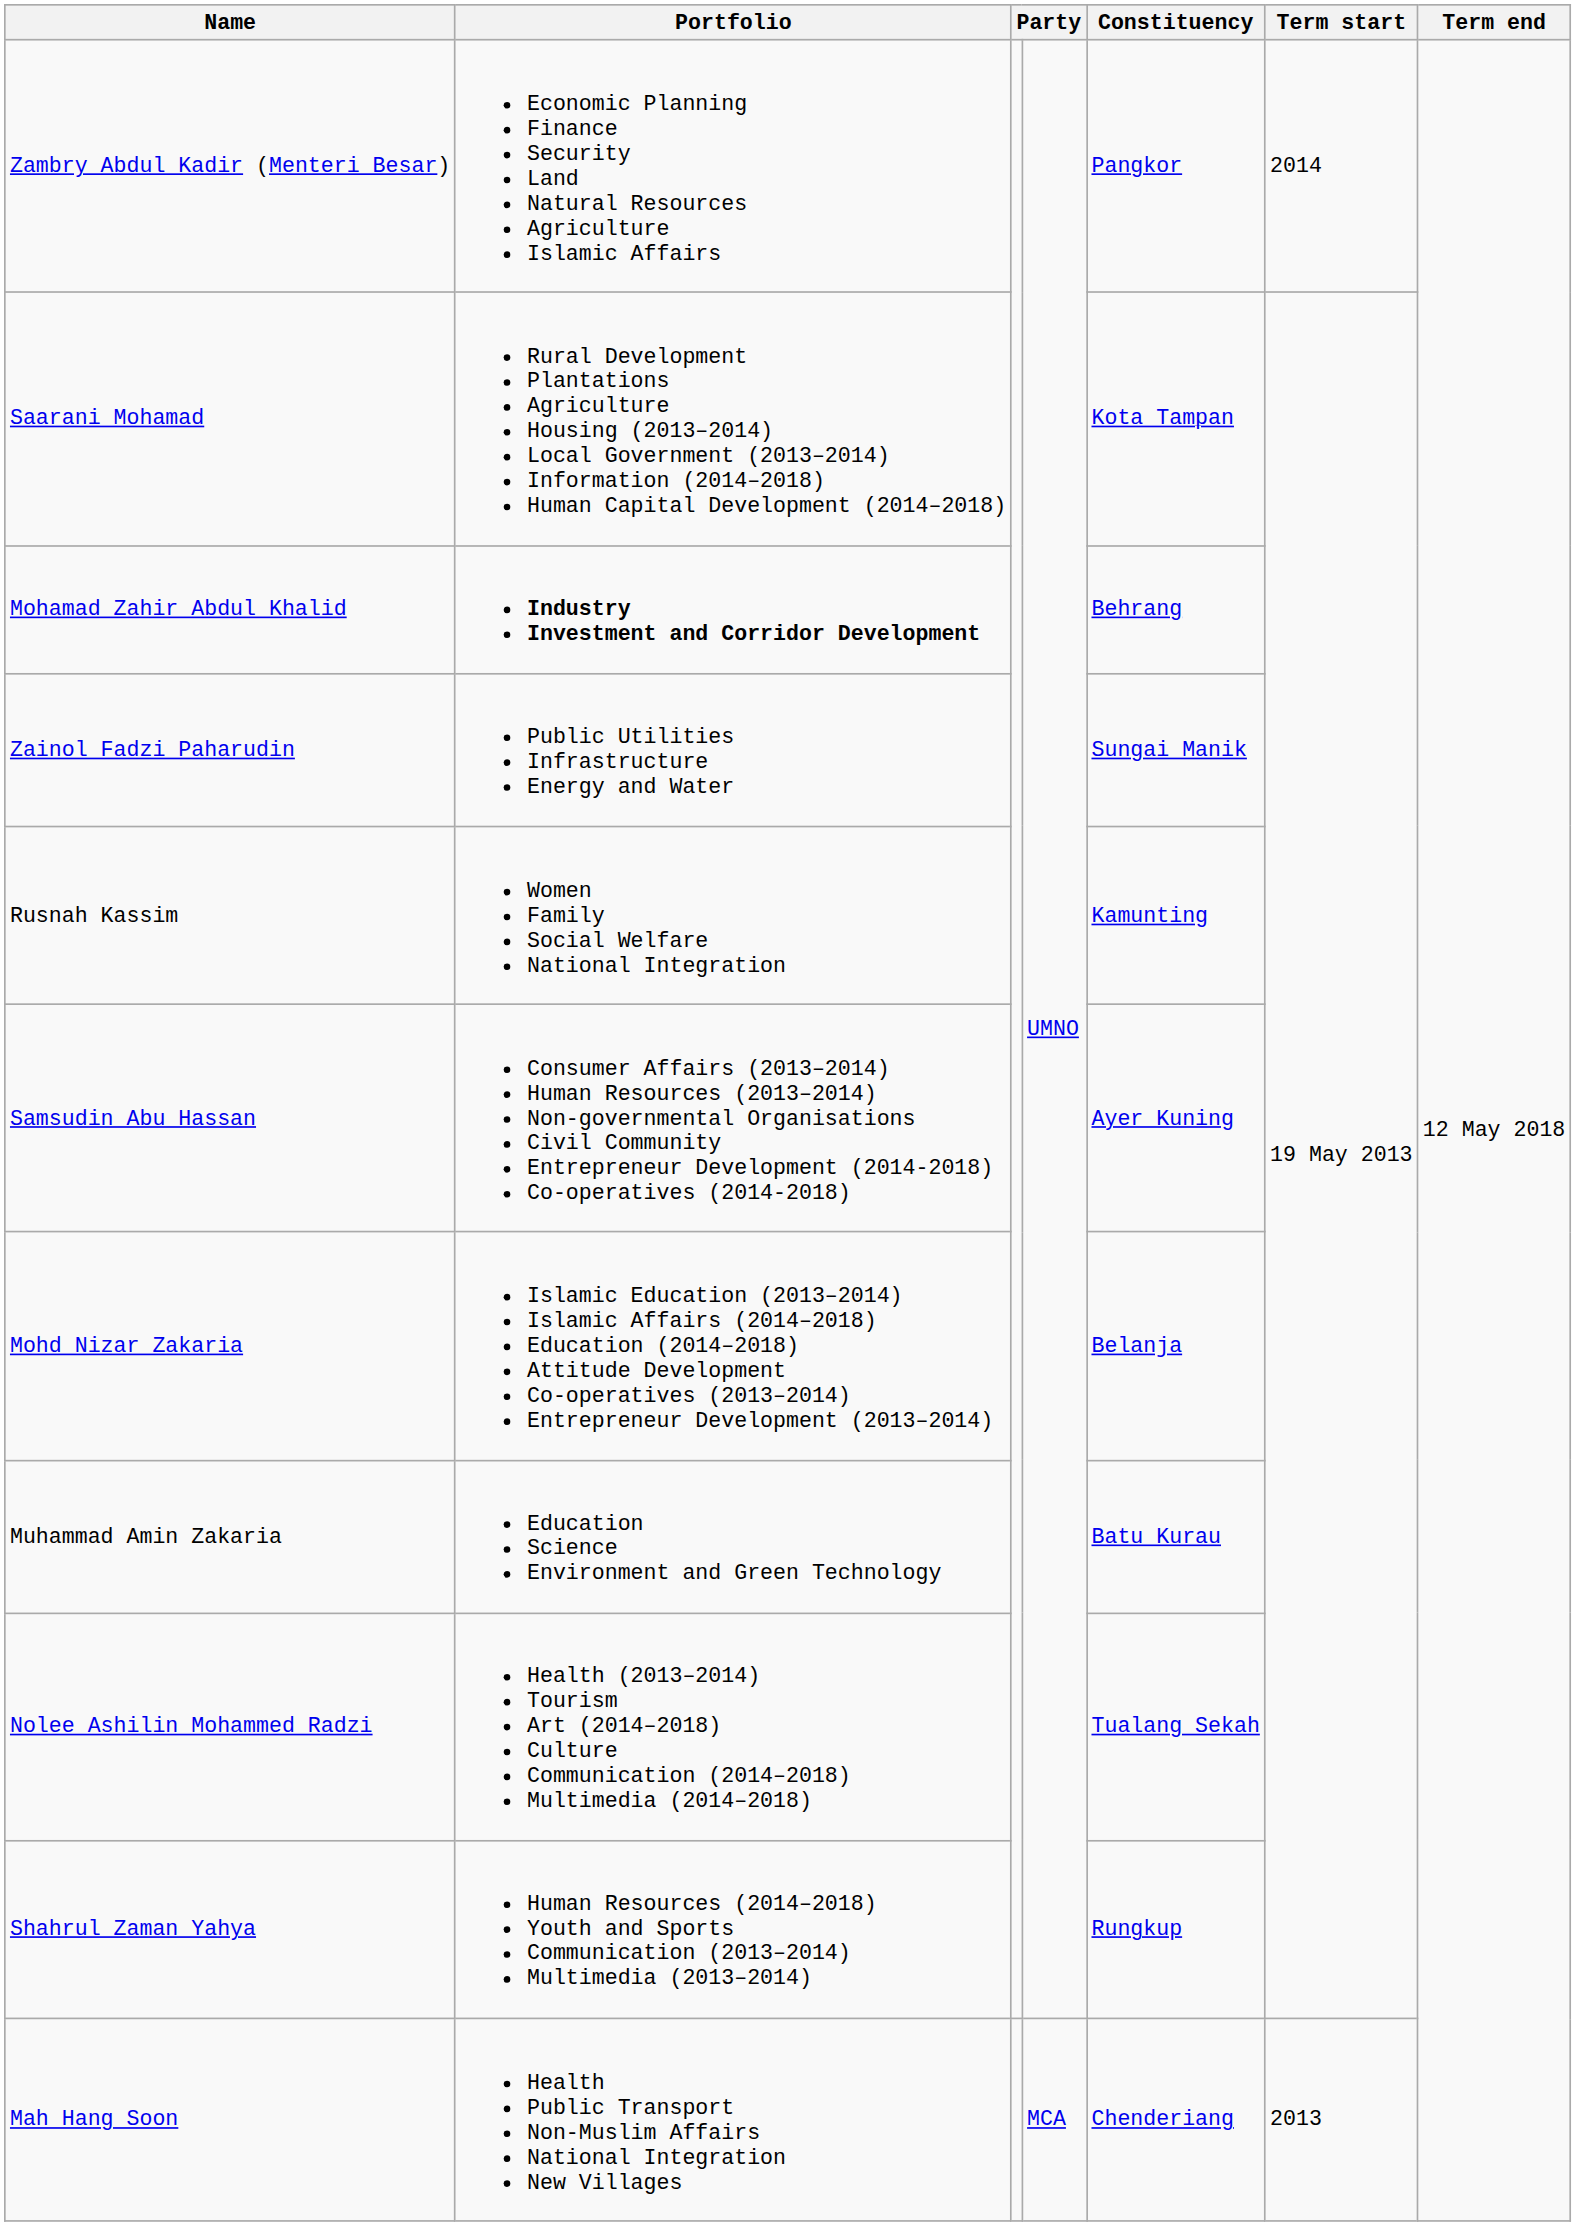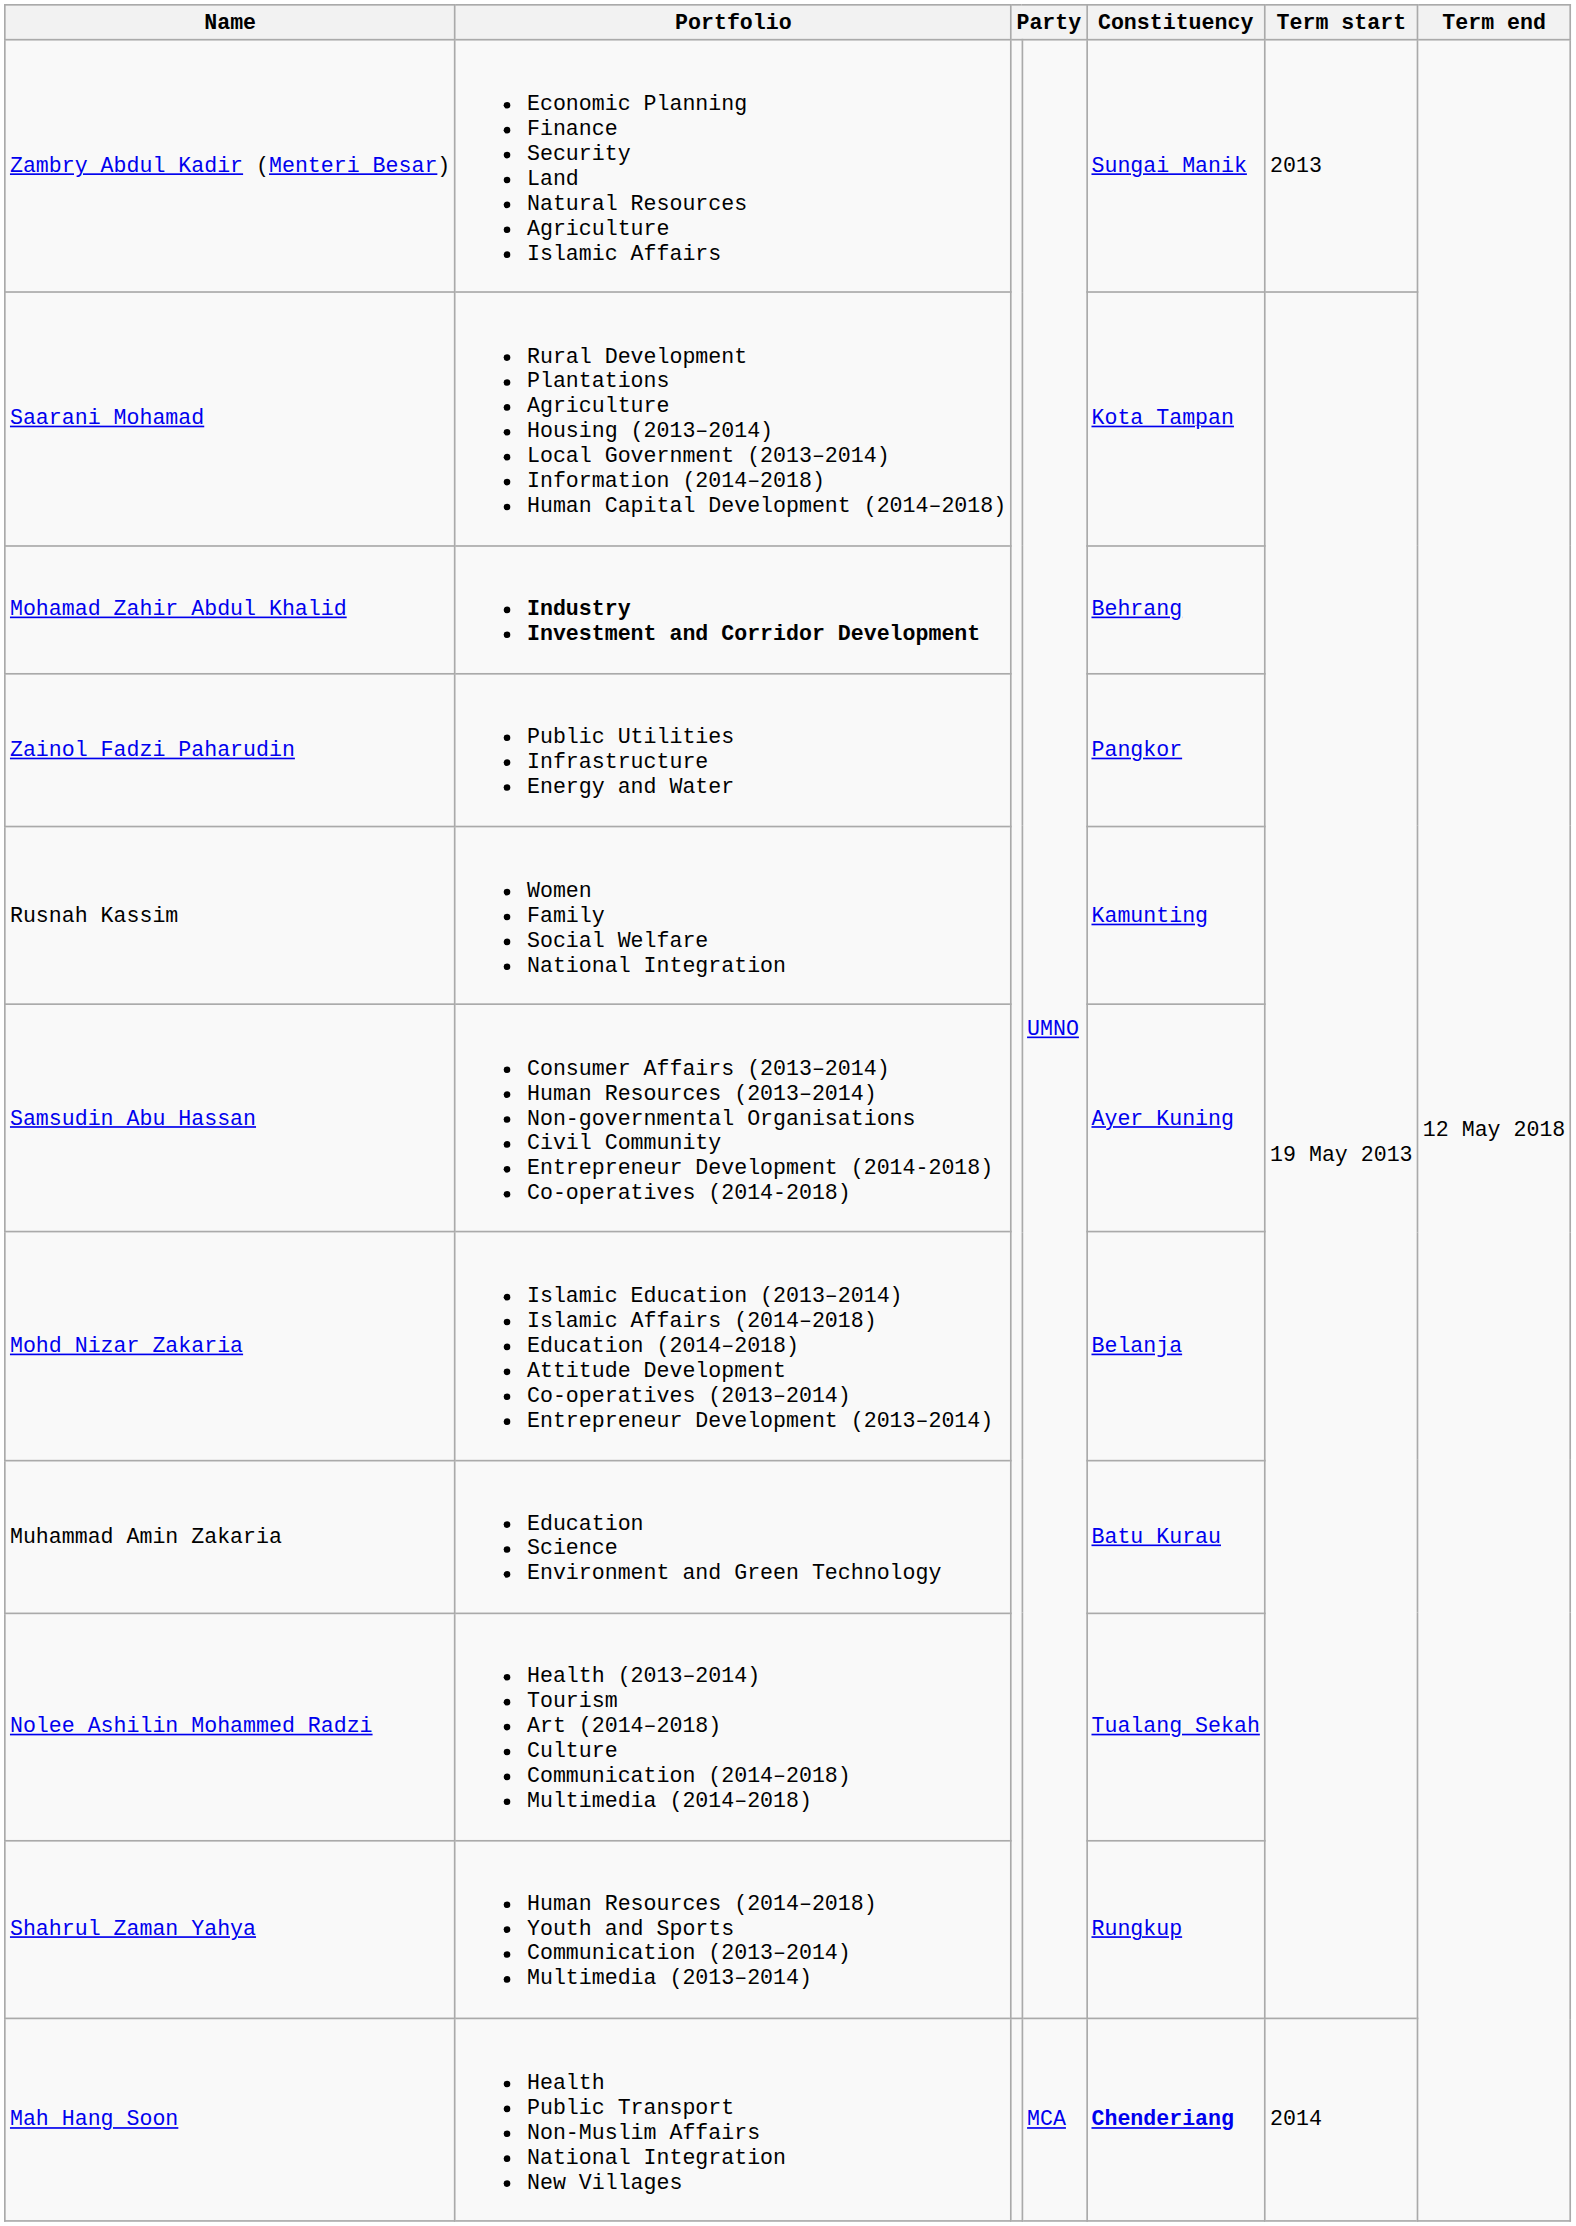(1137, 166) Pangkor -> (1169, 166) Sungai Manik
(1296, 166) 2014 -> (1296, 166) 2013
(1169, 750) Sungai Manik -> (1137, 750) Pangkor
(1163, 2120) normal -> (1163, 2120) bold
(1296, 2120) 2013 -> (1296, 2120) 2014
